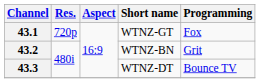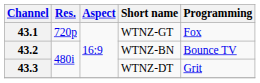(193, 50) Grit -> (210, 50) Bounce TV
(210, 68) Bounce TV -> (193, 68) Grit
